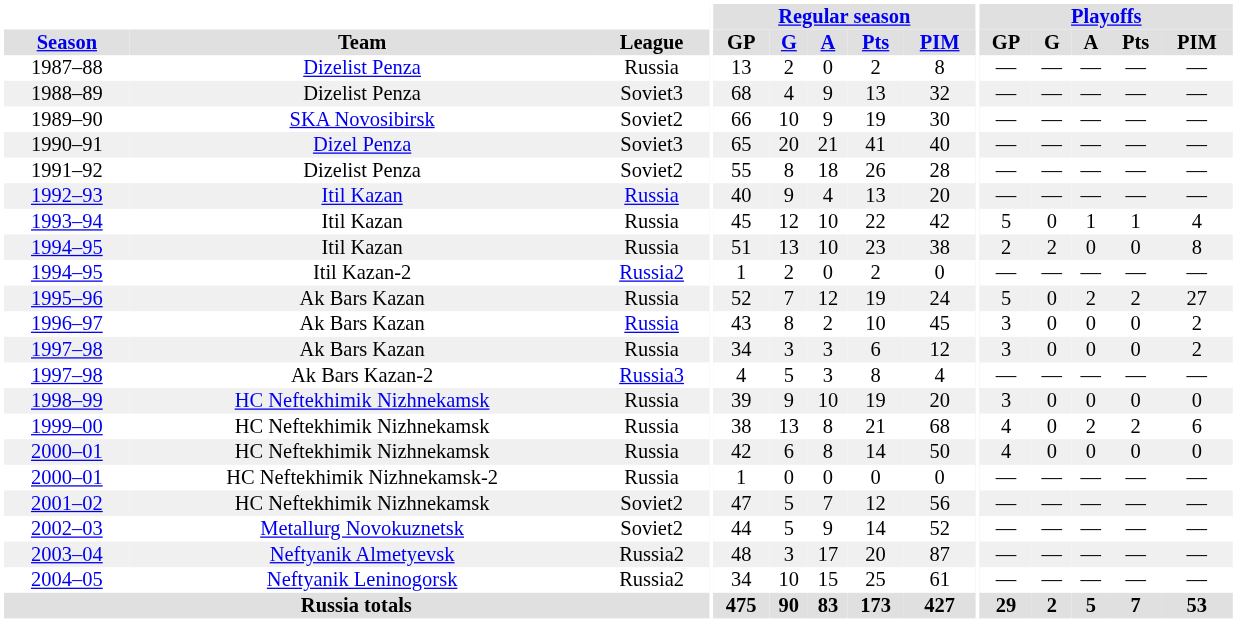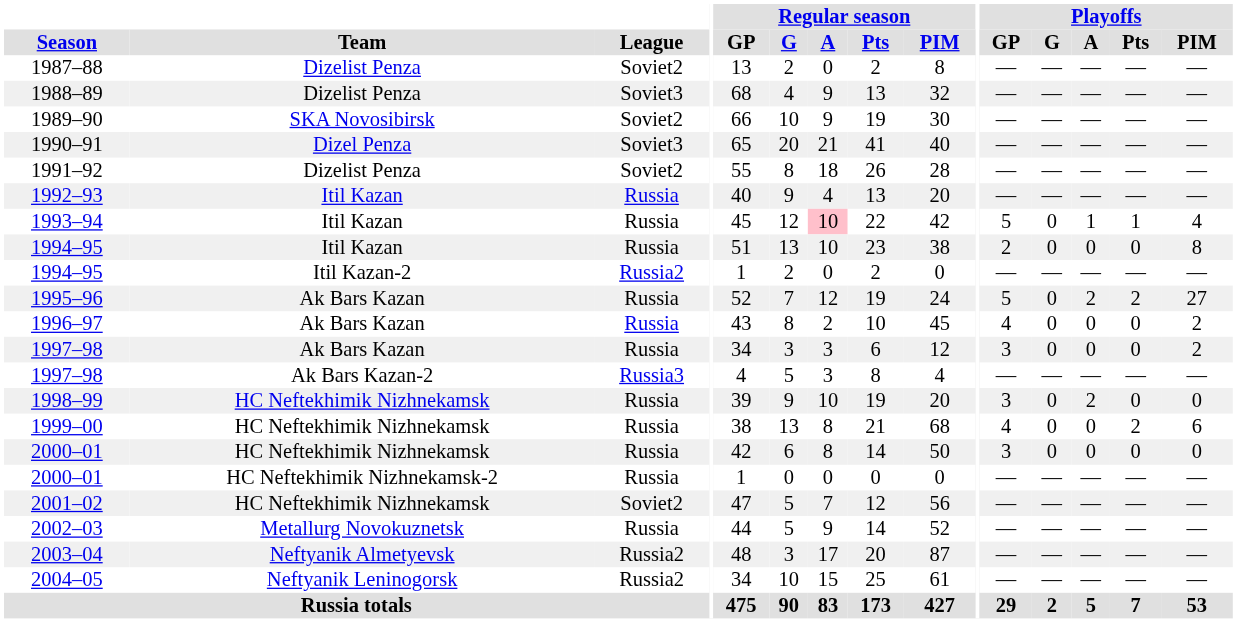(652, 67) Russia -> (652, 67) Soviet2
(828, 221) no background -> (828, 221) pink background
(1052, 247) 2 -> (1052, 247) 0
(1006, 323) 3 -> (1006, 323) 4
(1091, 400) 0 -> (1091, 400) 2
(1091, 426) 2 -> (1091, 426) 0
(1006, 451) 4 -> (1006, 451) 3
(652, 528) Soviet2 -> (652, 528) Russia
